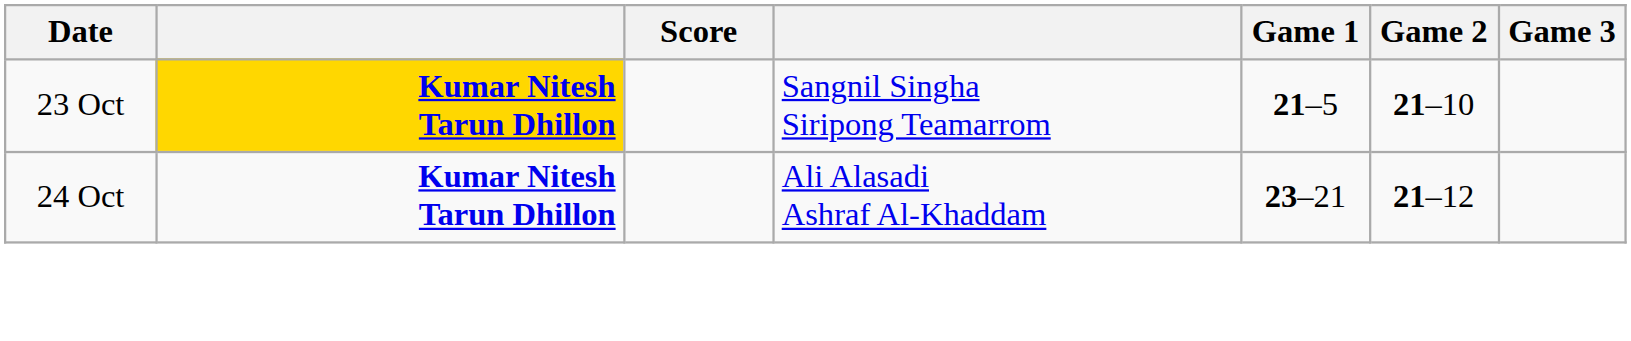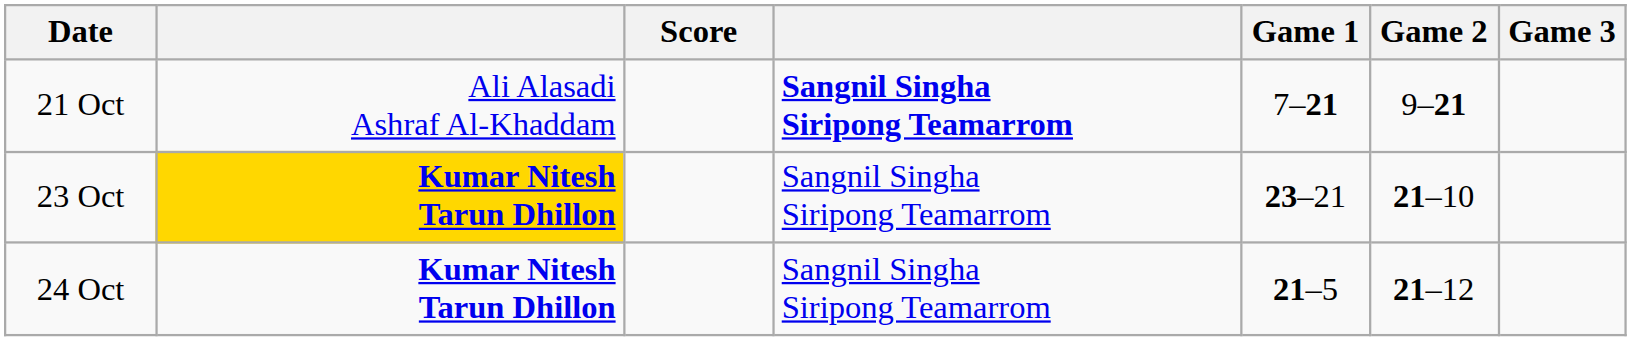+ row: (81, 104)
(1305, 104) 21–5 -> (1305, 196) 23–21
(914, 196) Ali Alasadi Ashraf Al-Khaddam -> (916, 288) Sangnil Singha Siripong Teamarrom
(1305, 196) 23–21 -> (1305, 288) 21–5
